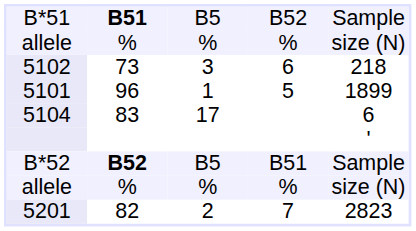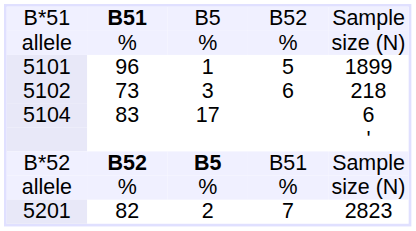rows swapped: (47, 90) <-> (47, 66)
(208, 163) normal -> (208, 163) bold
